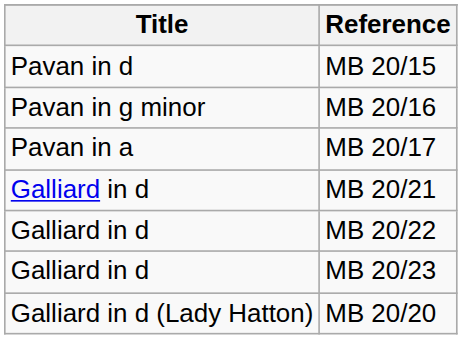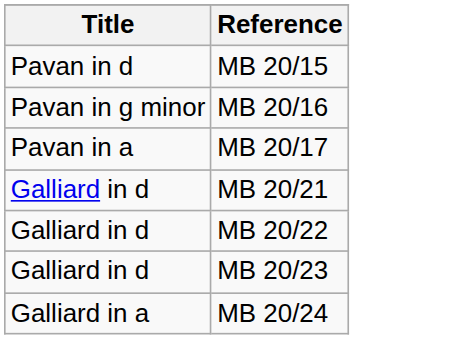- row: (381, 312)
+ row: (273, 312)
